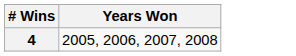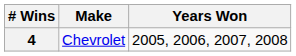+ column: (94, 16)
